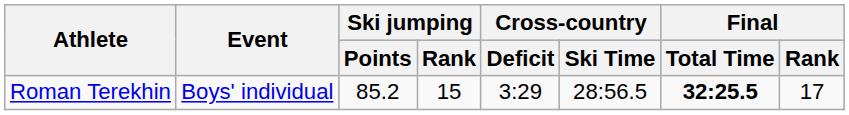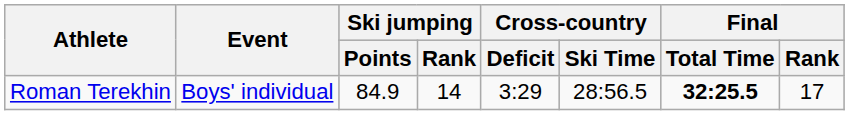(378, 93) 85.2 -> (378, 93) 84.9
(449, 93) 15 -> (449, 93) 14
